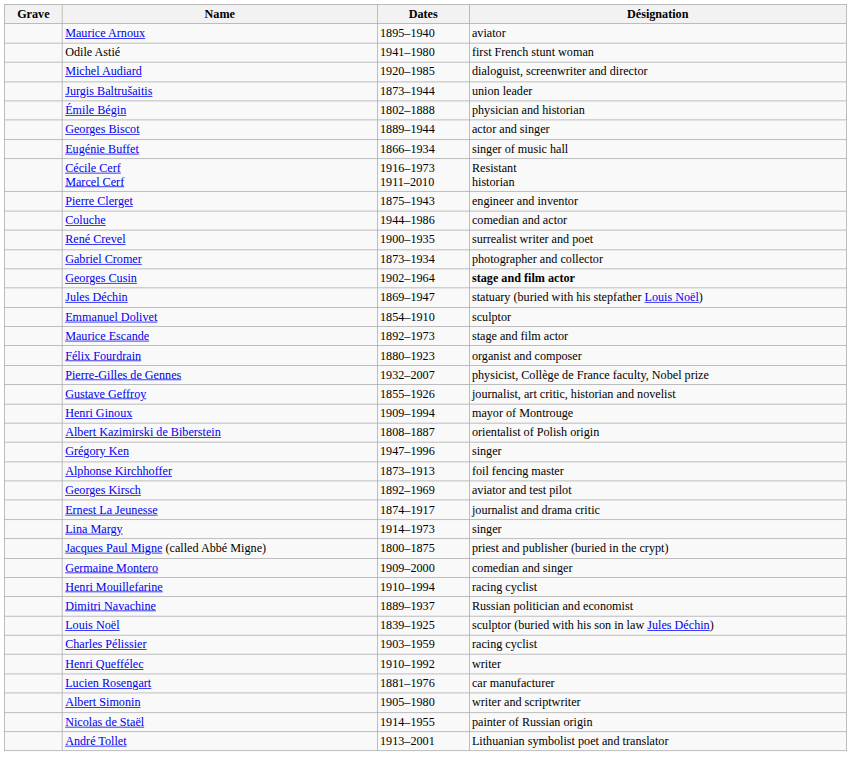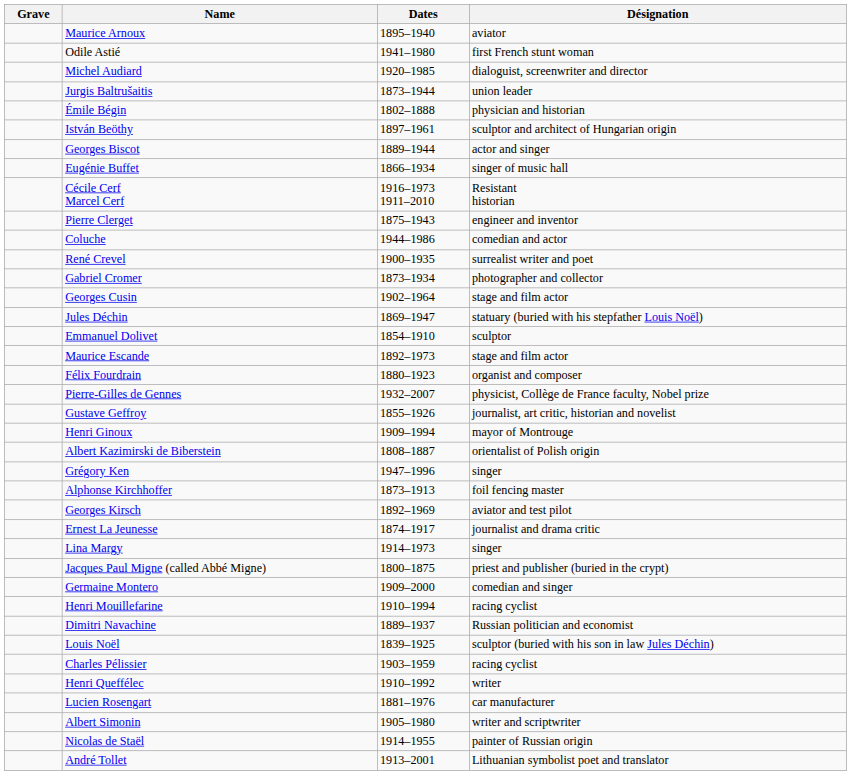+ row: (99, 129)
(523, 278) bold -> (520, 297) normal
